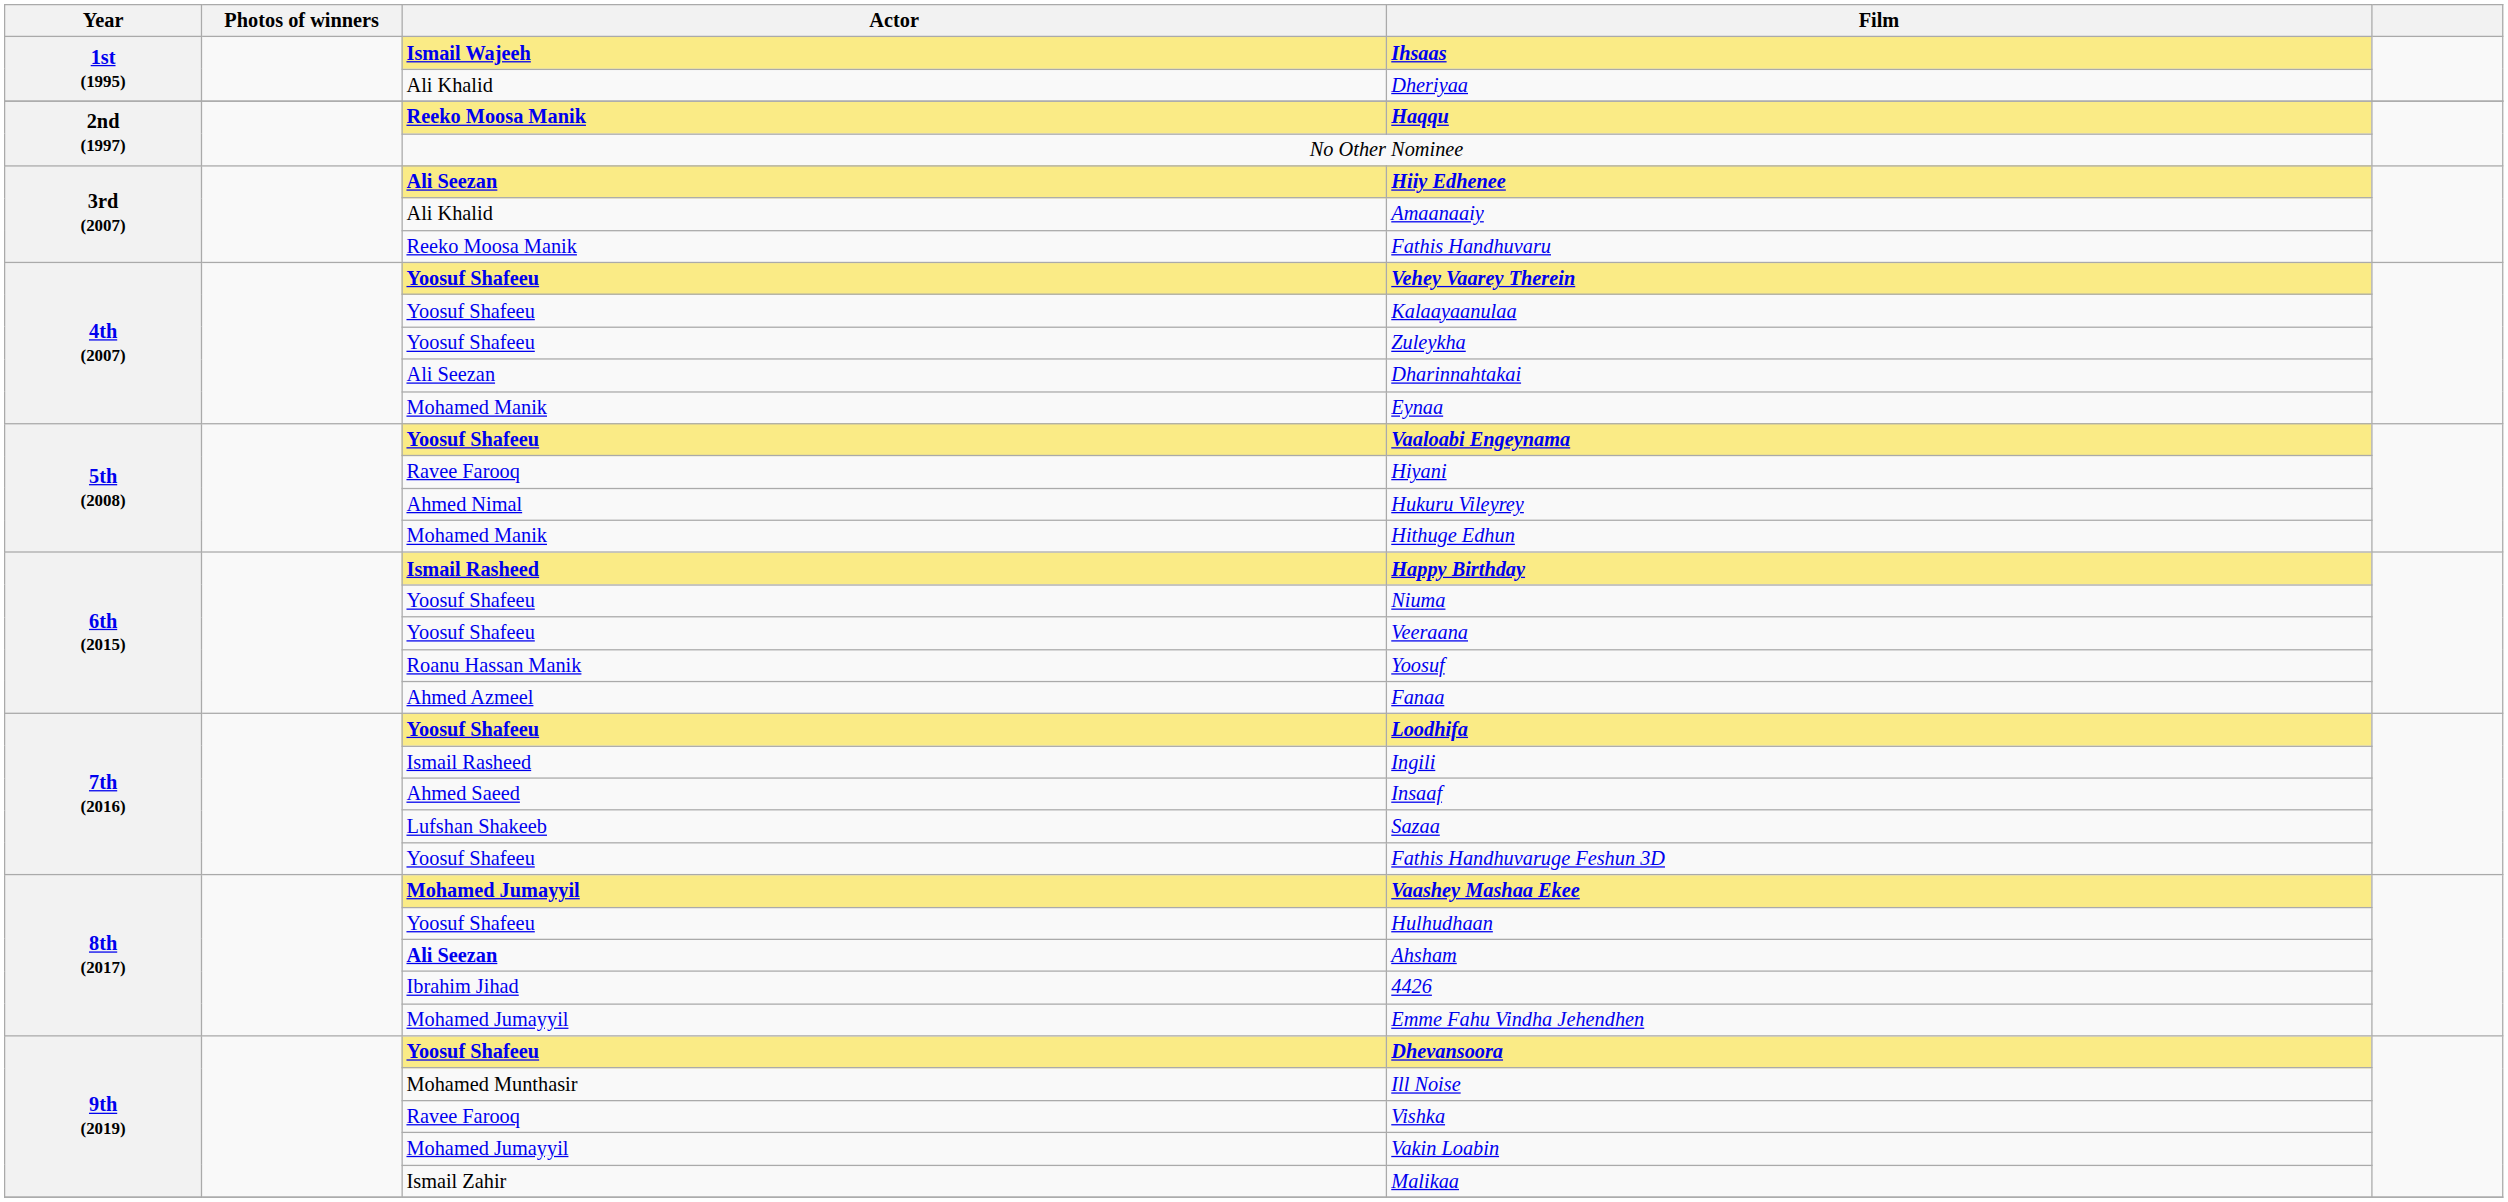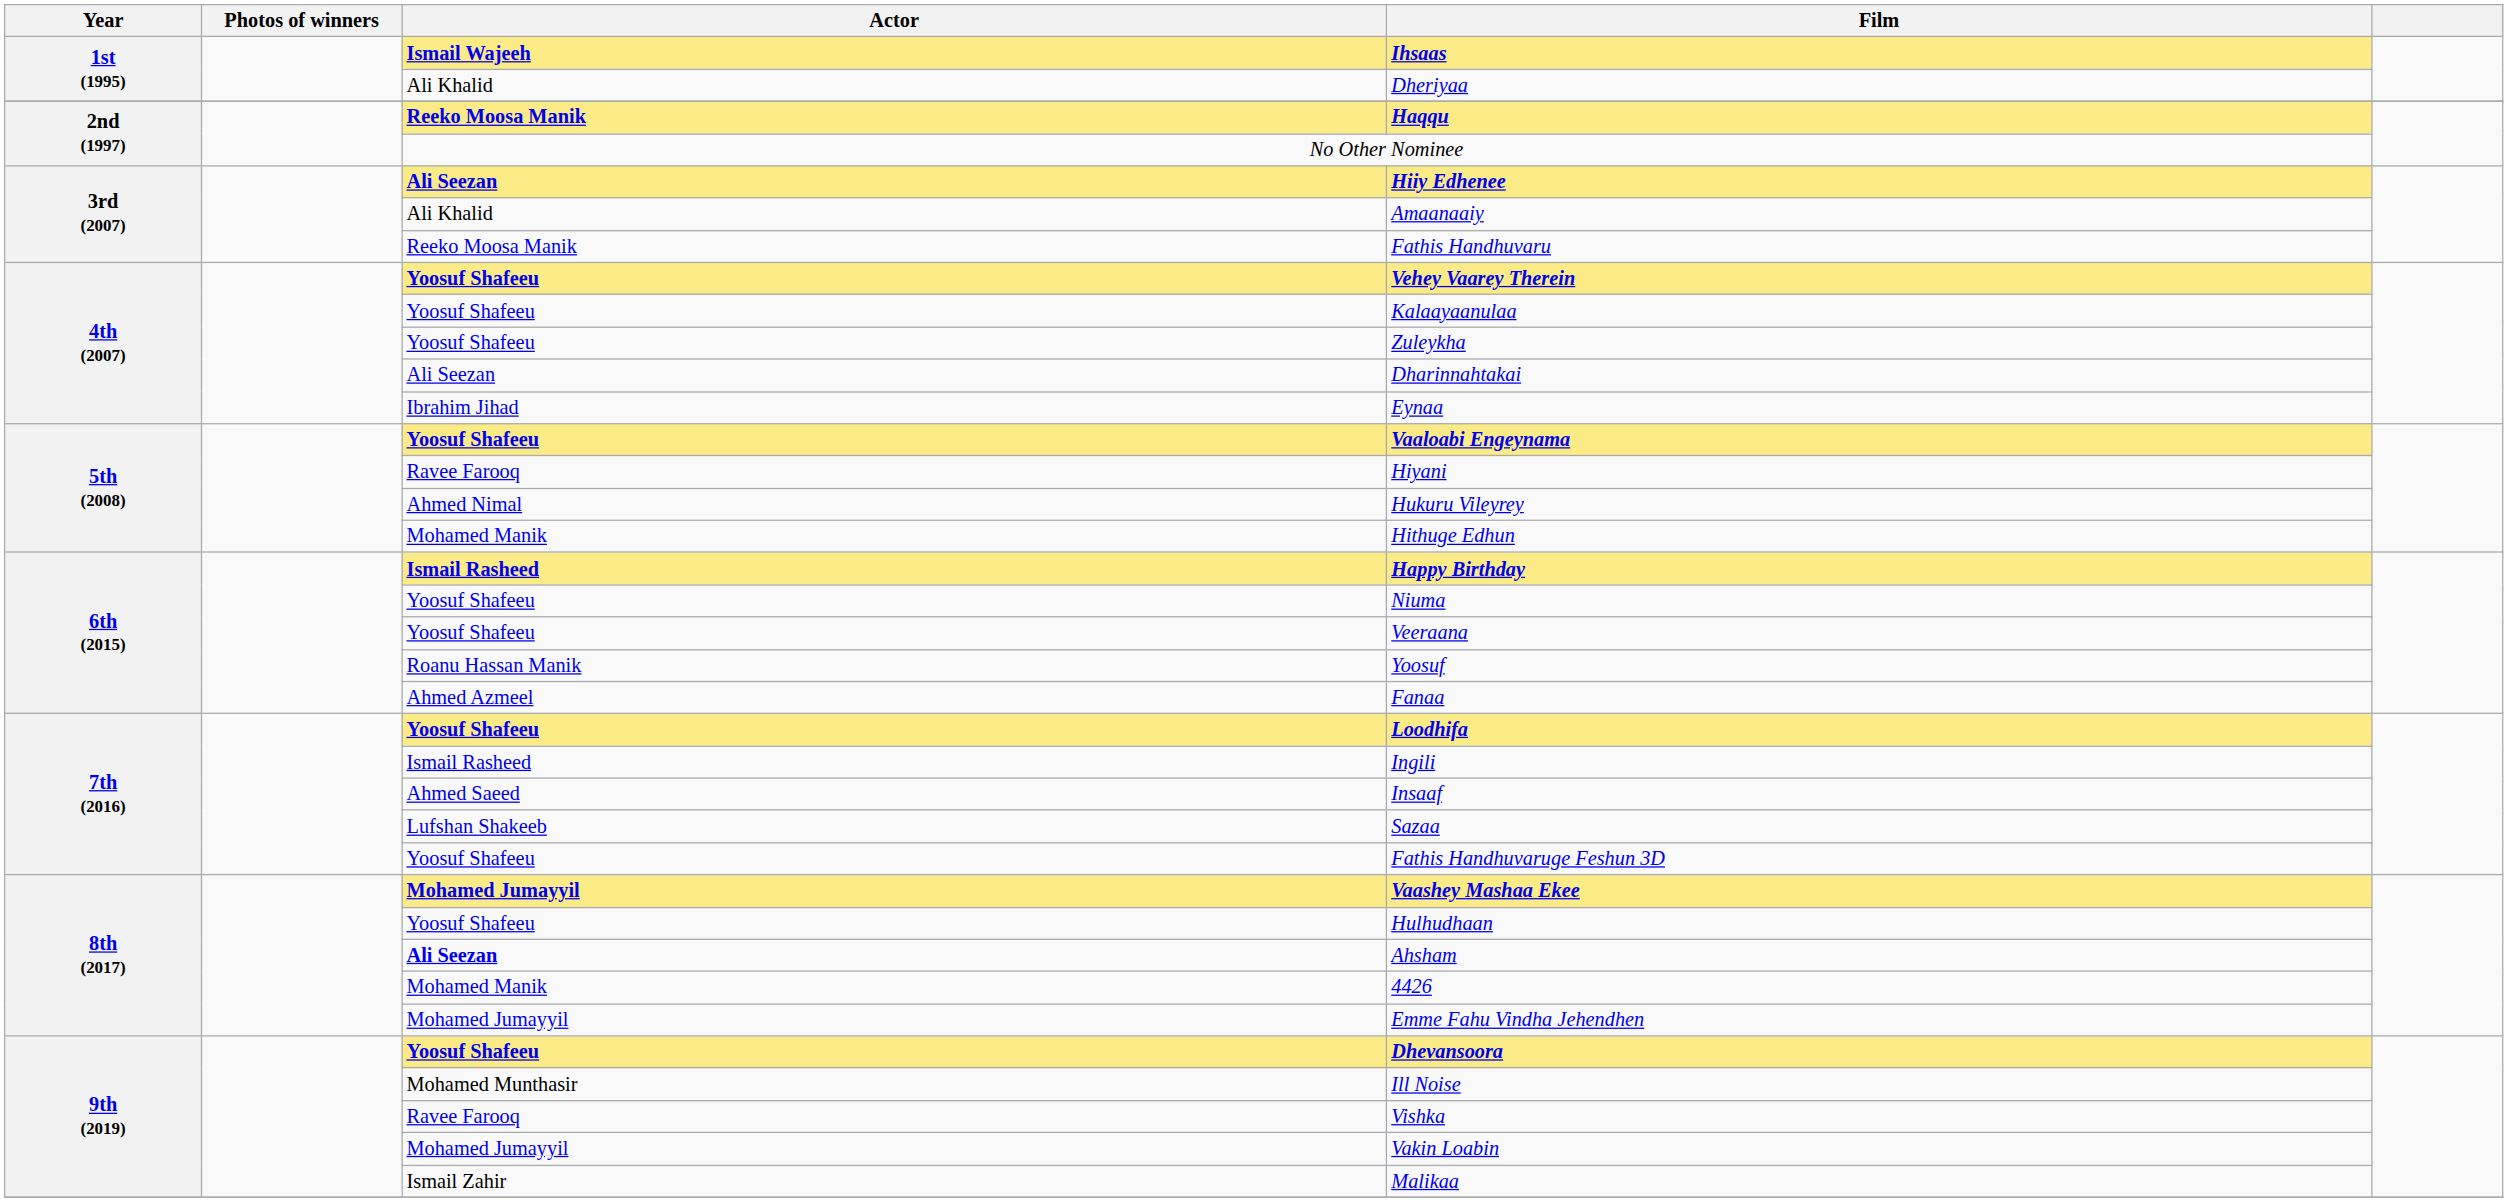(477, 407) Mohamed Manik -> (463, 407) Ibrahim Jihad
(463, 987) Ibrahim Jihad -> (477, 987) Mohamed Manik
